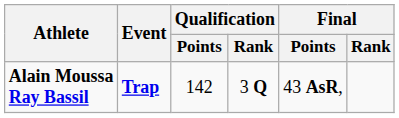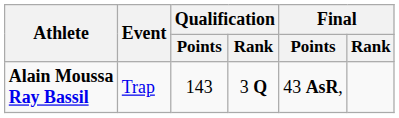(140, 87) bold -> (138, 87) normal
(199, 87) 142 -> (199, 87) 143
